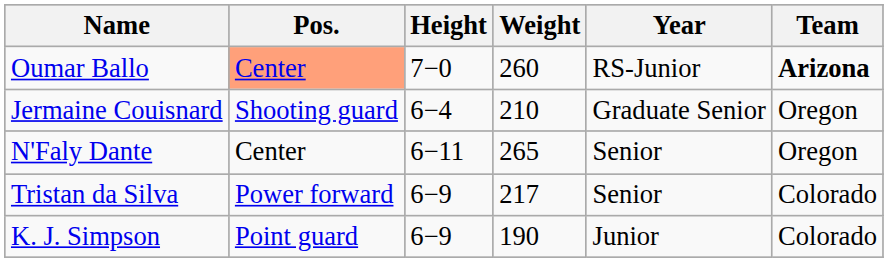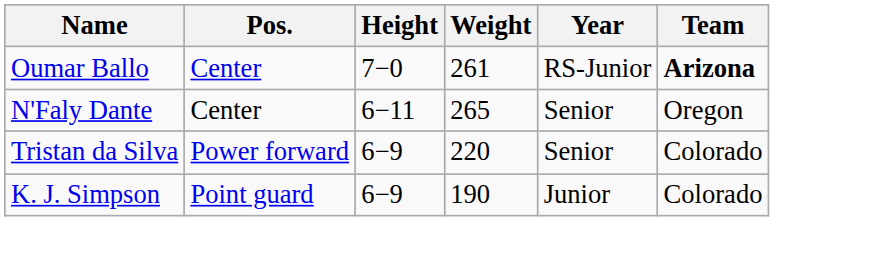(270, 67) lightsalmon background -> (226, 67) no background
(519, 67) 260 -> (470, 67) 261
- row: (117, 109)
(519, 194) 217 -> (470, 151) 220
